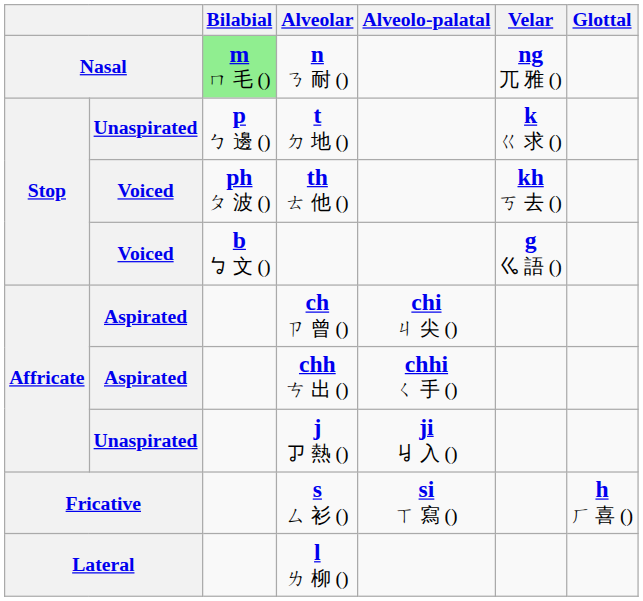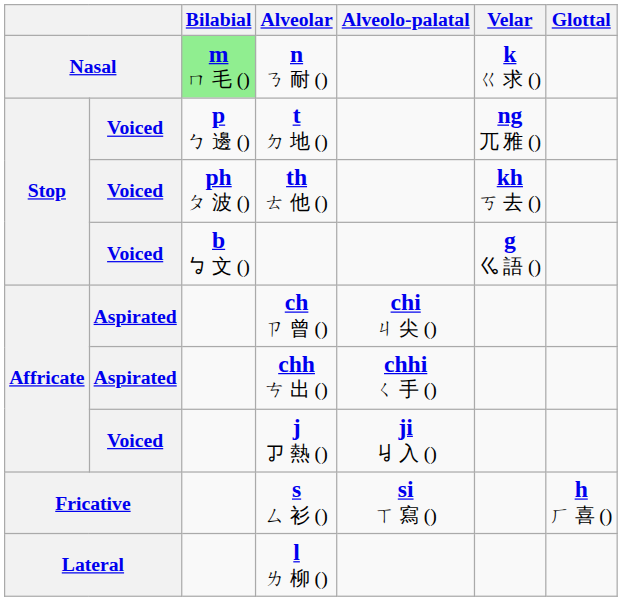(531, 65) ng ㄫ 雅 () -> (510, 65) k ㄍ 求 ()
(146, 128) Unaspirated -> (135, 128) Voiced
(531, 127) k ㄍ 求 () -> (510, 127) ng ㄫ 雅 ()
(146, 440) Unaspirated -> (135, 440) Voiced
